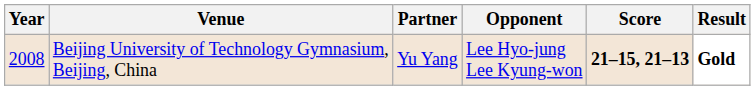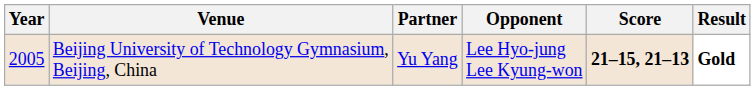(27, 59) 2008 -> (27, 59) 2005
